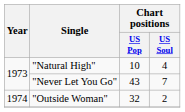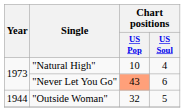(135, 82) no background -> (135, 82) lightsalmon background
(165, 82) 7 -> (165, 82) 6
(17, 98) 1974 -> (17, 98) 1944
(165, 98) 2 -> (165, 98) 5
